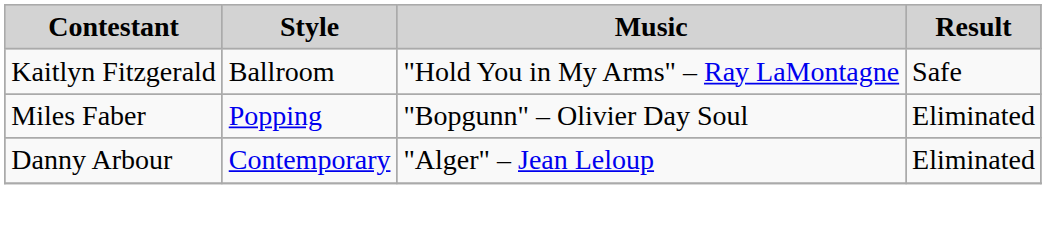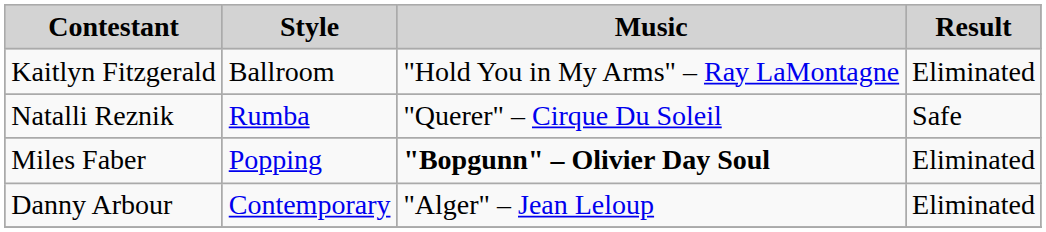(937, 71) Safe -> (973, 71) Eliminated
+ row: (93, 115)
(576, 115) normal -> (587, 159) bold
